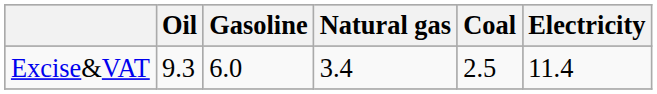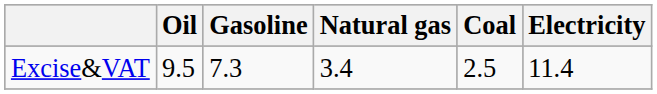(178, 67) 9.3 -> (178, 67) 9.5
(226, 67) 6.0 -> (226, 67) 7.3
